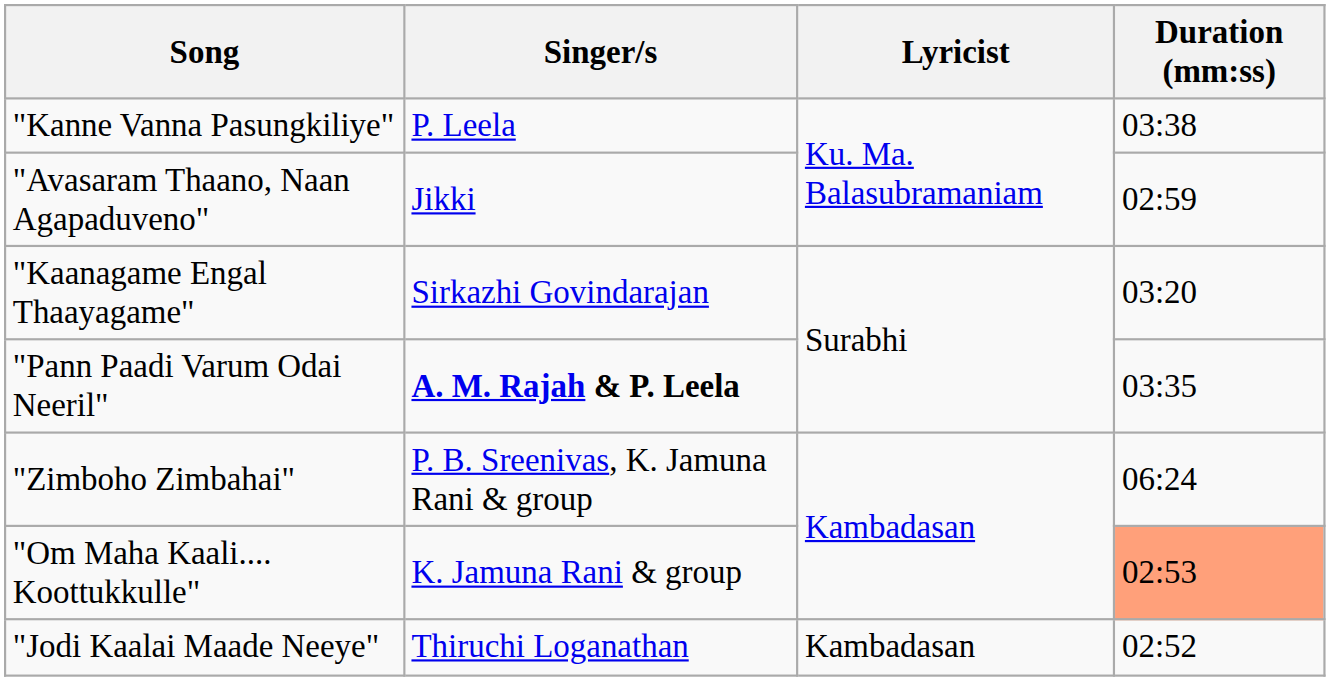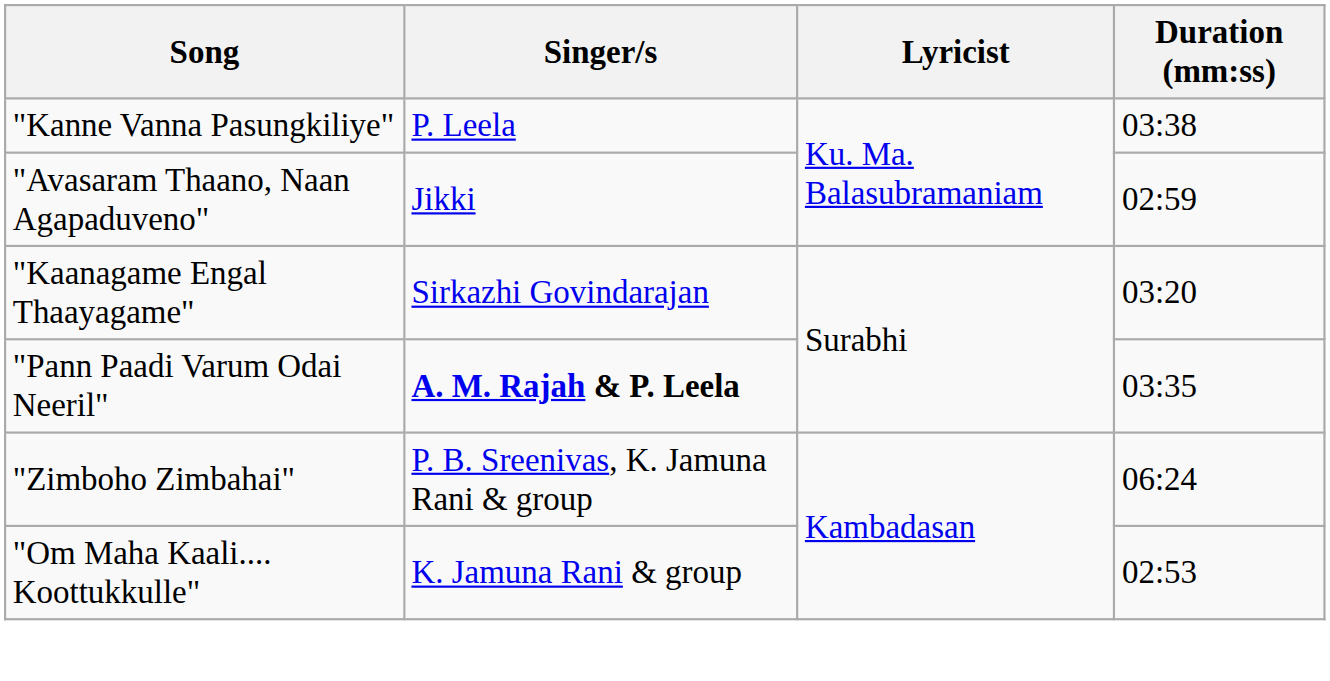(1159, 573) lightsalmon background -> (1159, 573) no background
- row: (196, 646)
